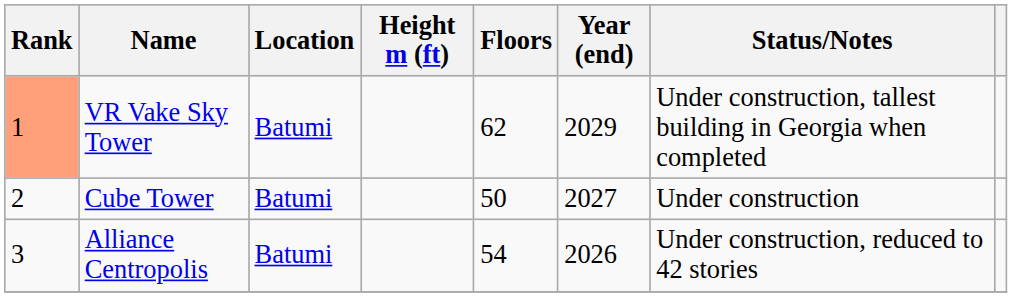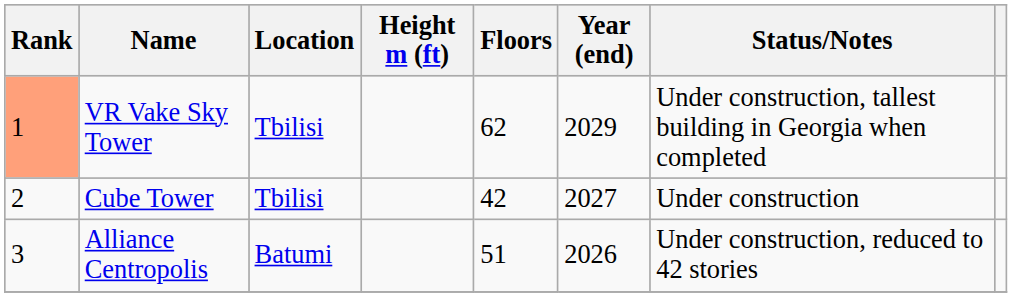(293, 126) Batumi -> (289, 126) Tbilisi
(293, 198) Batumi -> (289, 198) Tbilisi
(493, 198) 50 -> (493, 198) 42
(493, 254) 54 -> (493, 254) 51
